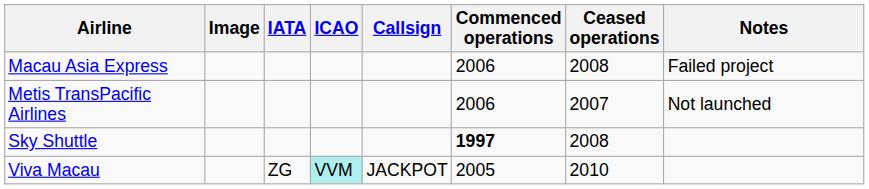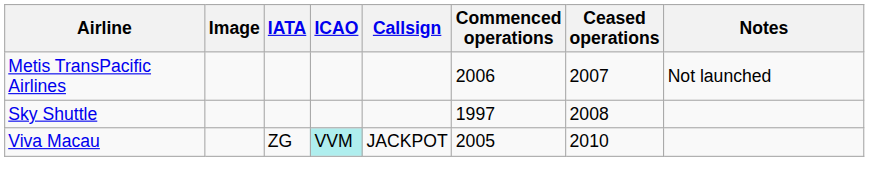- row: (88, 66)
(475, 141) bold -> (475, 113) normal
